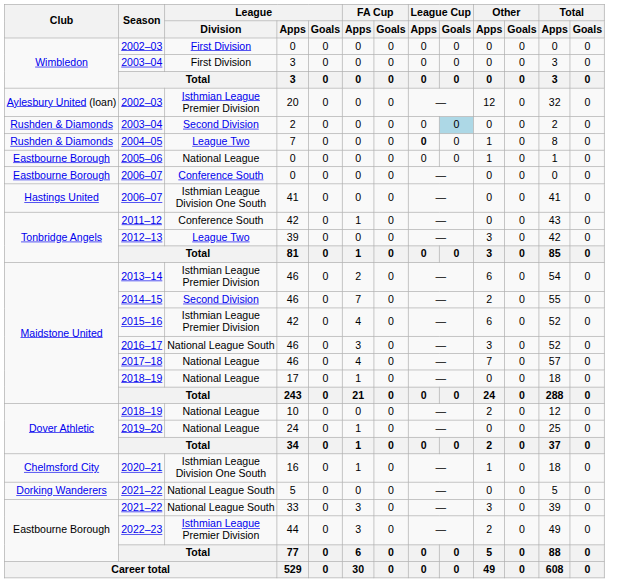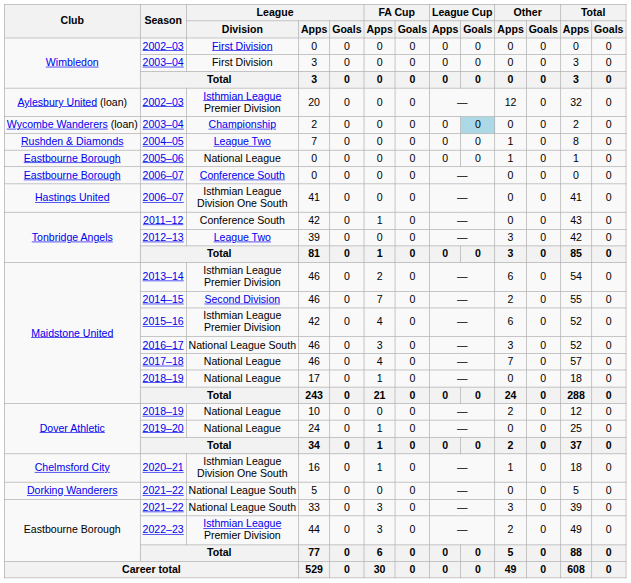(62, 125) Rushden & Diamonds -> (72, 125) Wycombe Wanderers (loan)
(221, 125) Second Division -> (242, 125) Championship
(424, 141) bold -> (445, 141) normal
